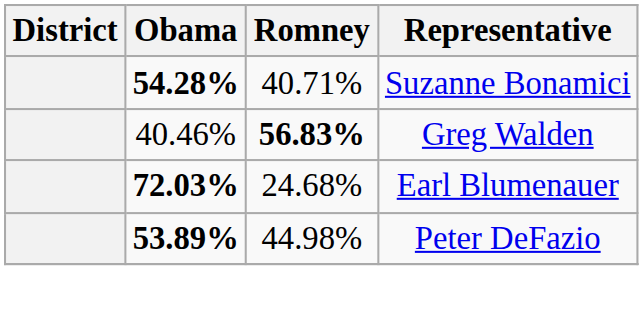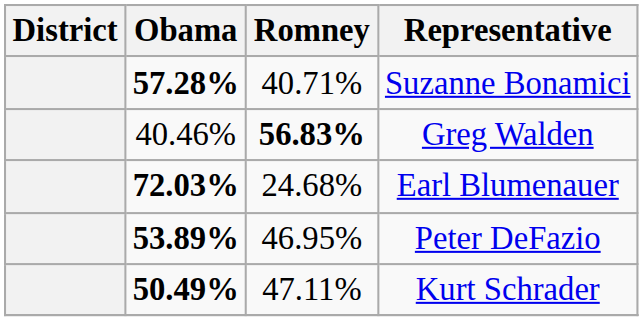(186, 82) 54.28% -> (186, 82) 57.28%
(312, 237) 44.98% -> (312, 237) 46.95%
+ row: (508, 289)
